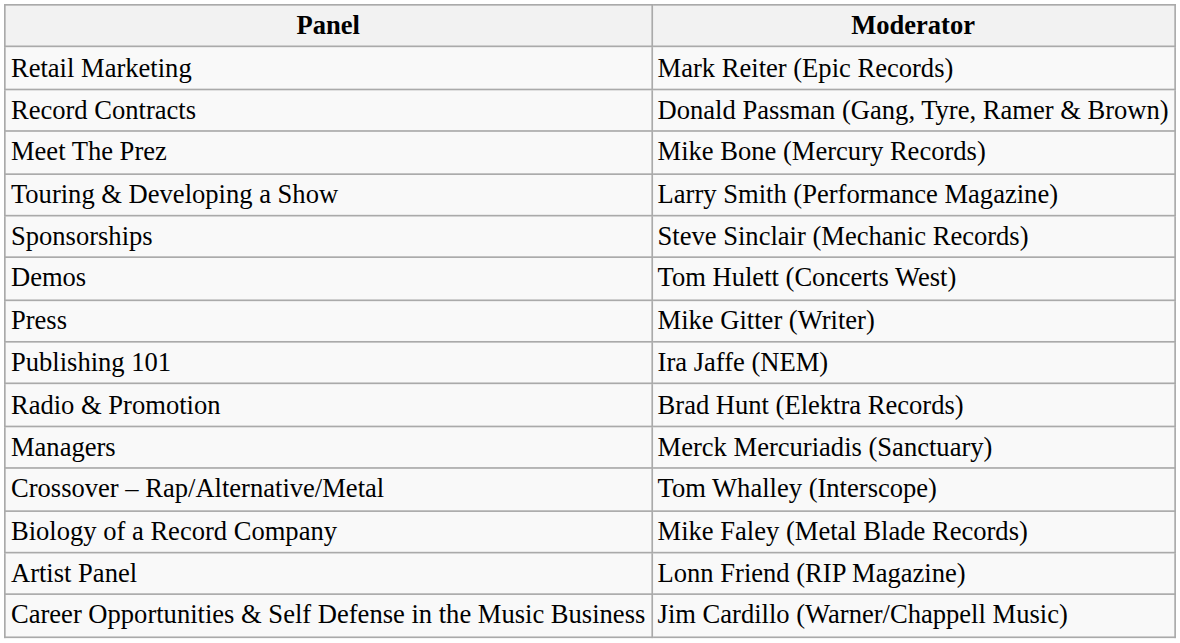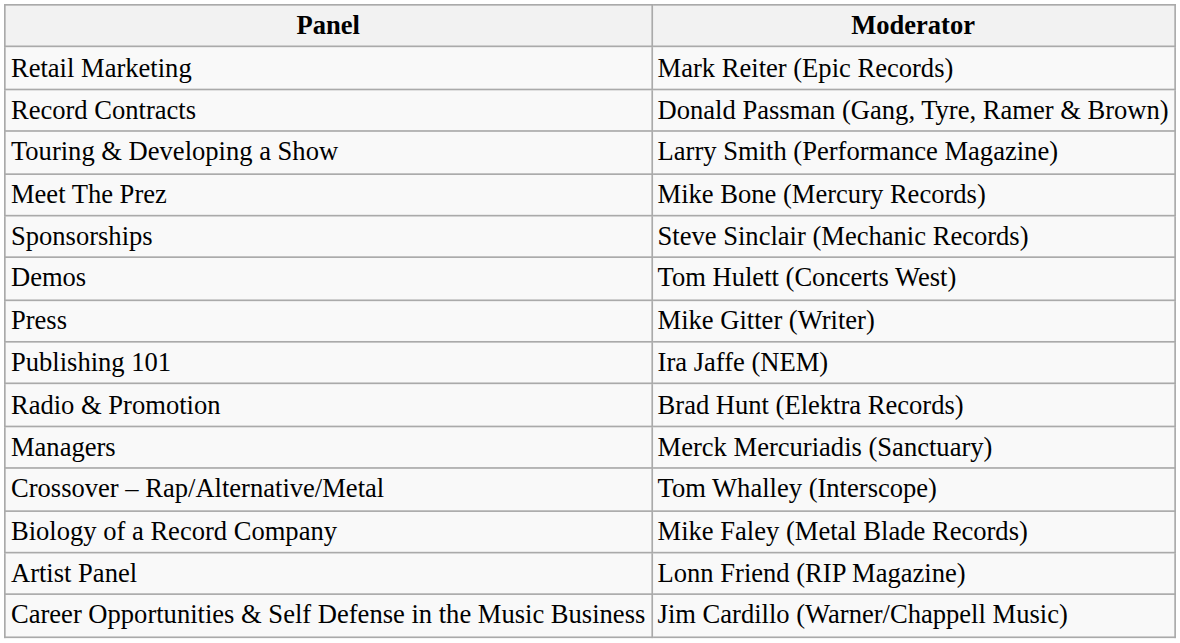rows swapped: (89, 151) <-> (175, 194)
